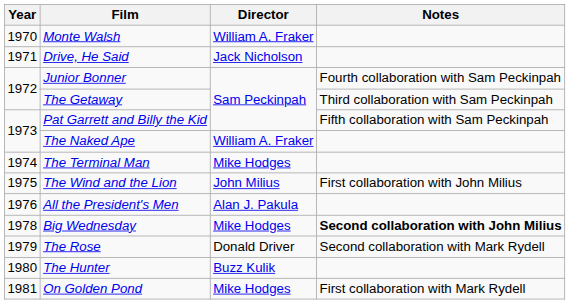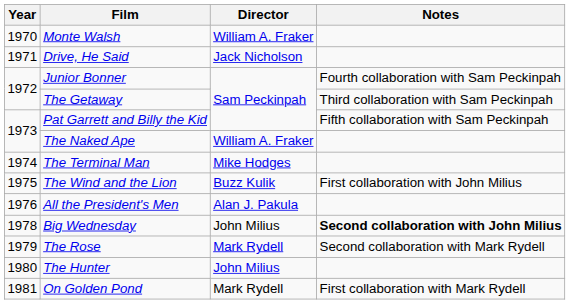(246, 183) John Milius -> (244, 183) Buzz Kulik
(252, 225) Mike Hodges -> (246, 225) John Milius
(254, 246) Donald Driver -> (248, 246) Mark Rydell
(244, 267) Buzz Kulik -> (246, 267) John Milius
(252, 288) Mike Hodges -> (248, 288) Mark Rydell
